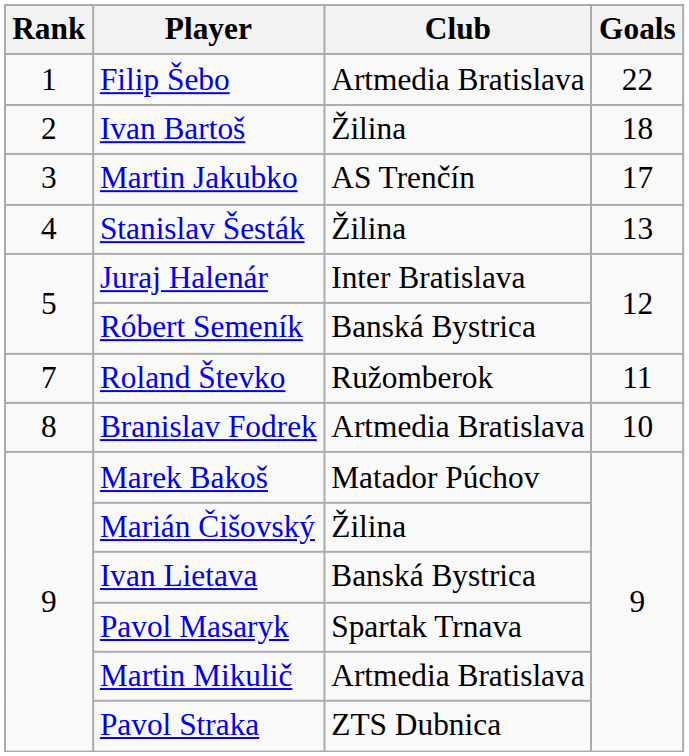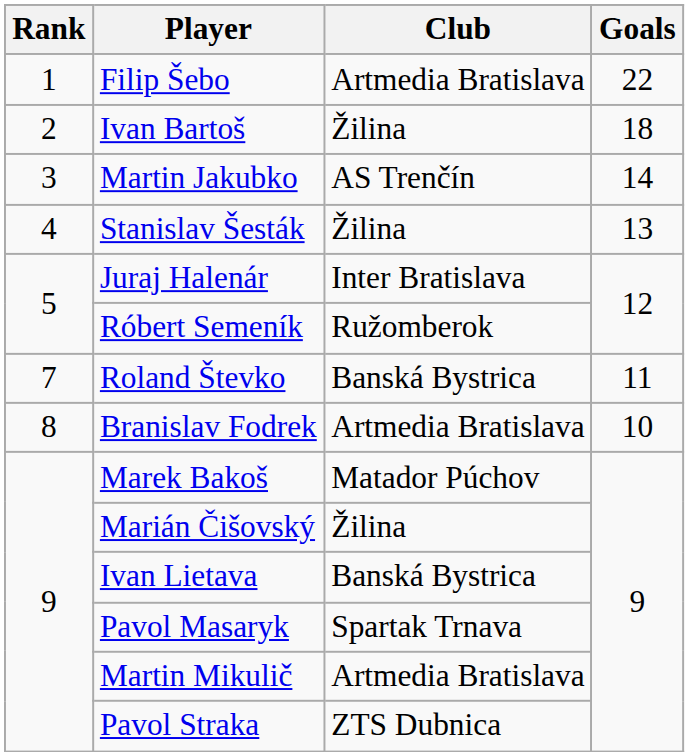(637, 178) 17 -> (637, 178) 14
(434, 327) Banská Bystrica -> (412, 327) Ružomberok
(412, 377) Ružomberok -> (434, 377) Banská Bystrica
